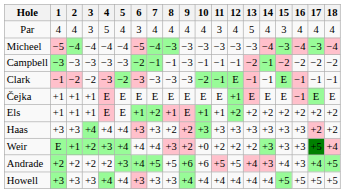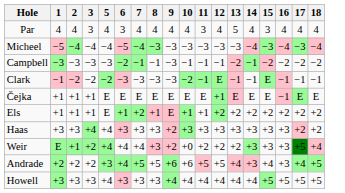- column: (107, 12)
(171, 130) +2 -> (155, 130) +3
